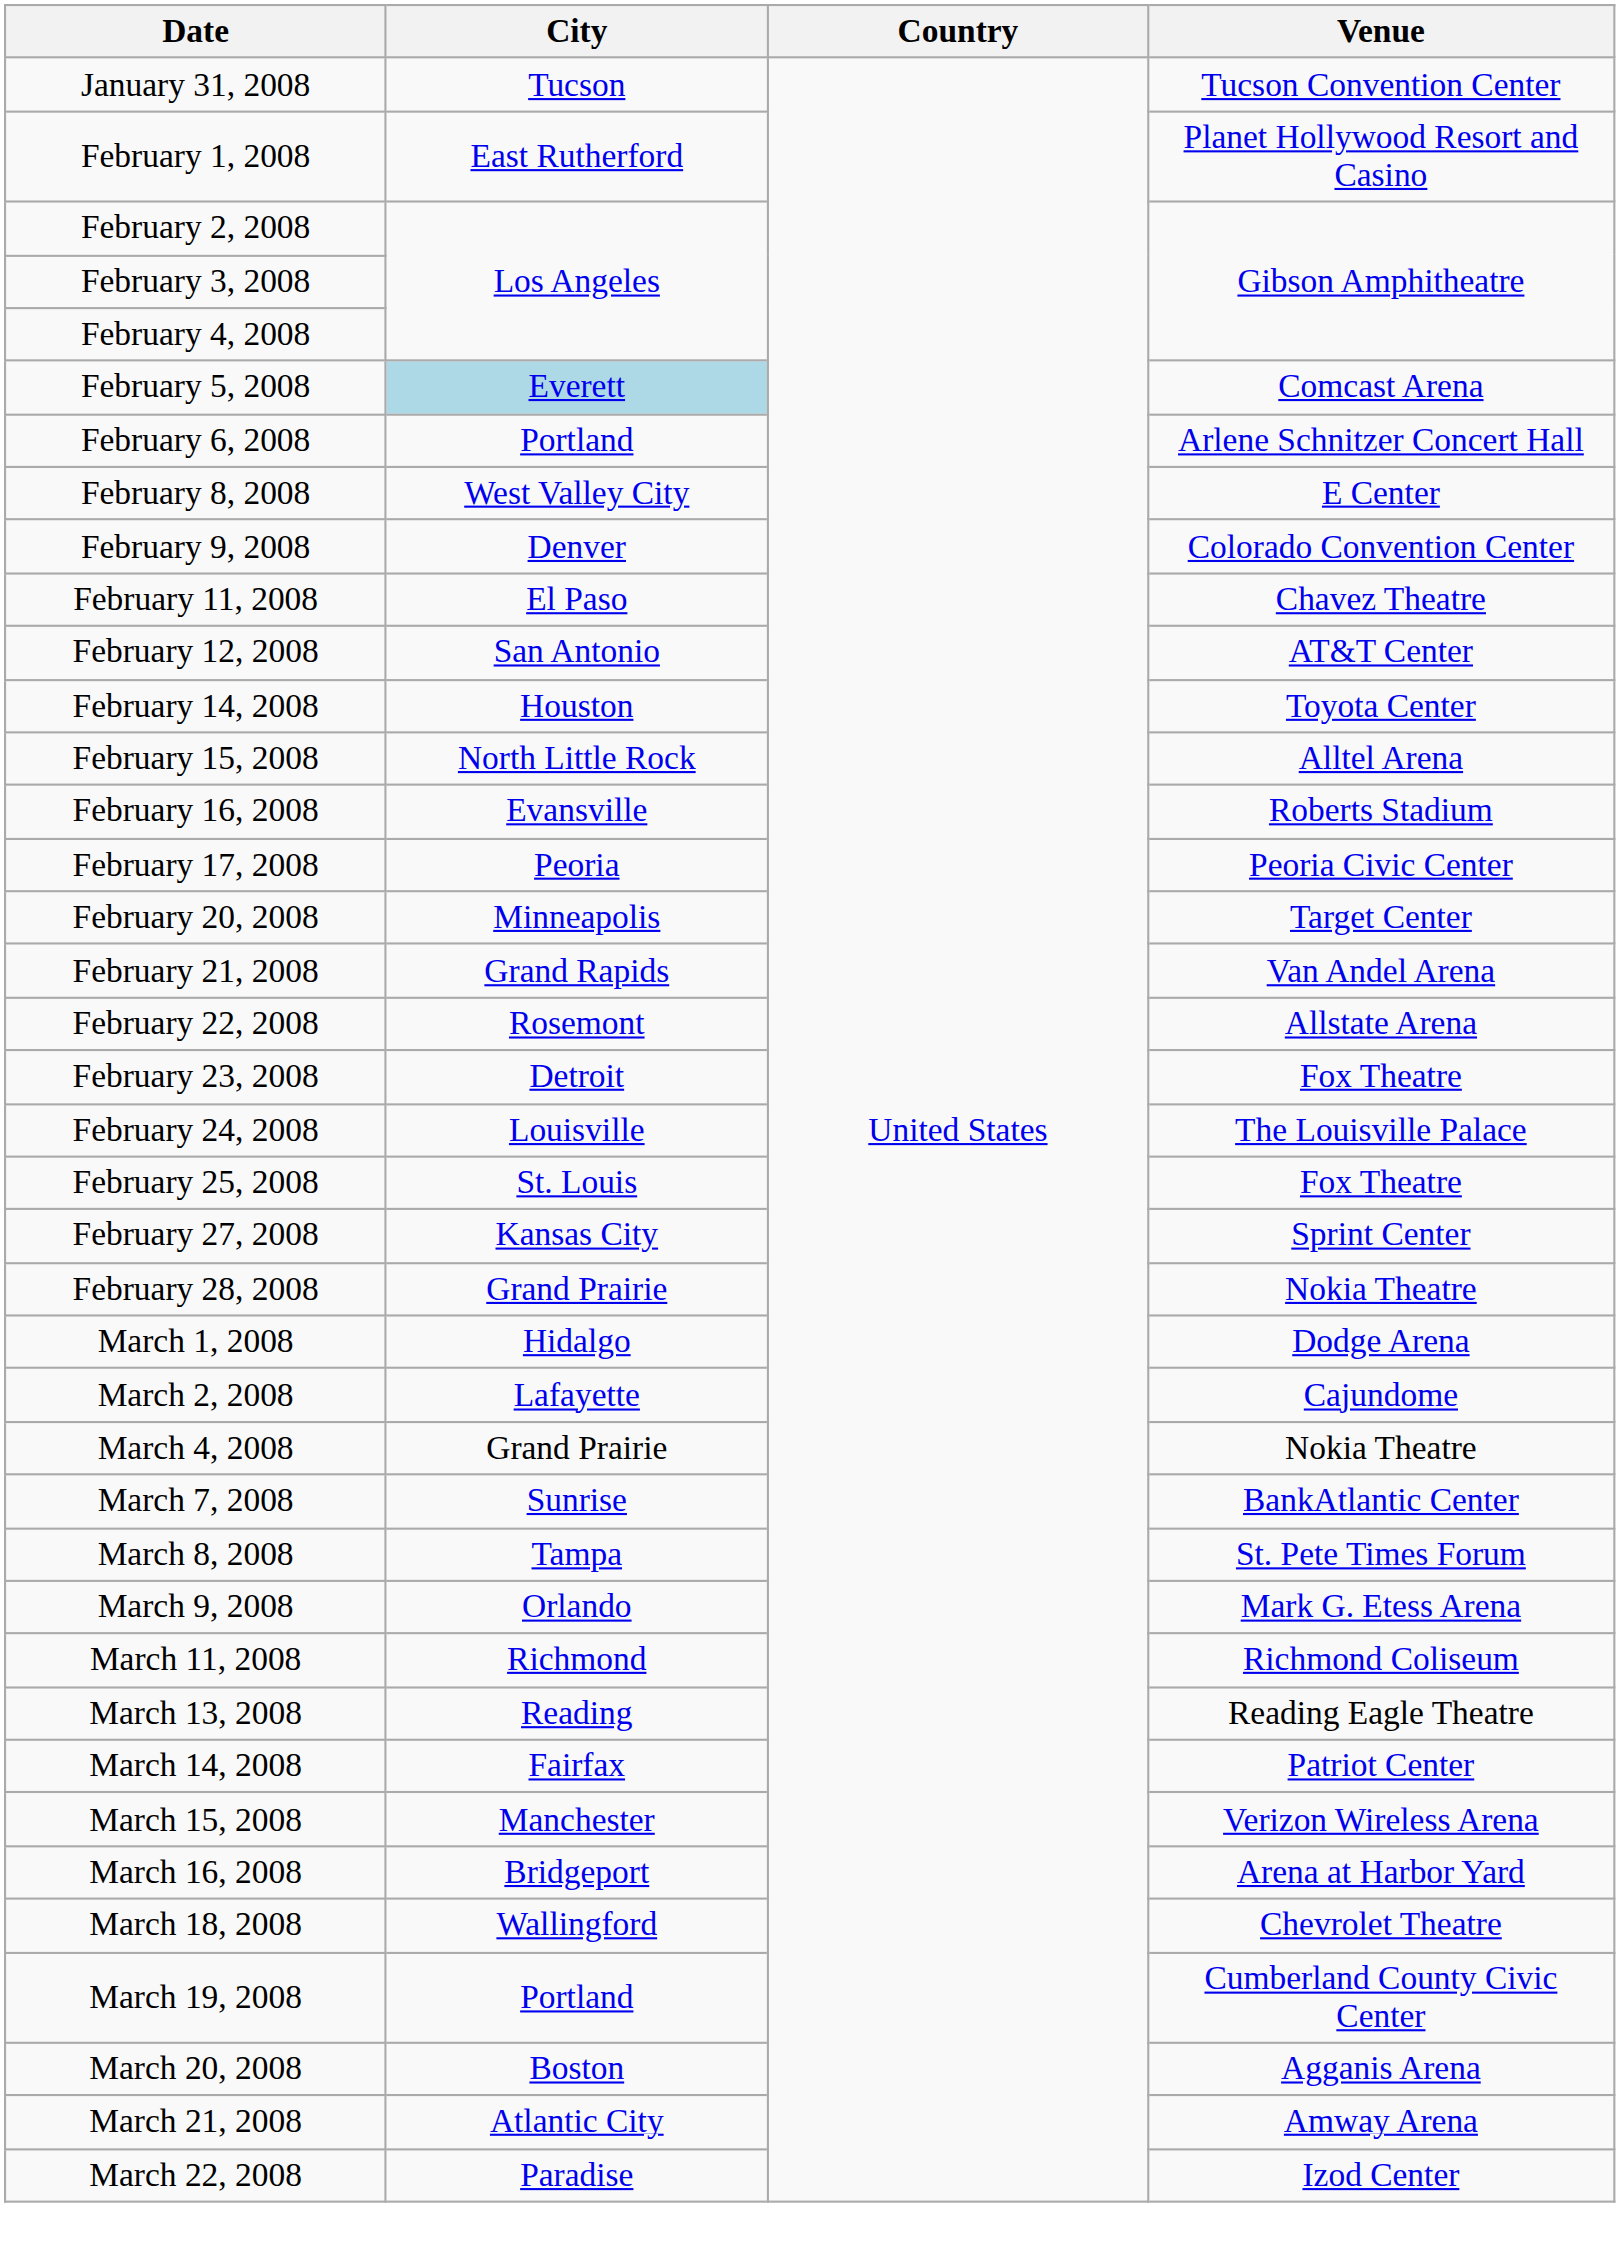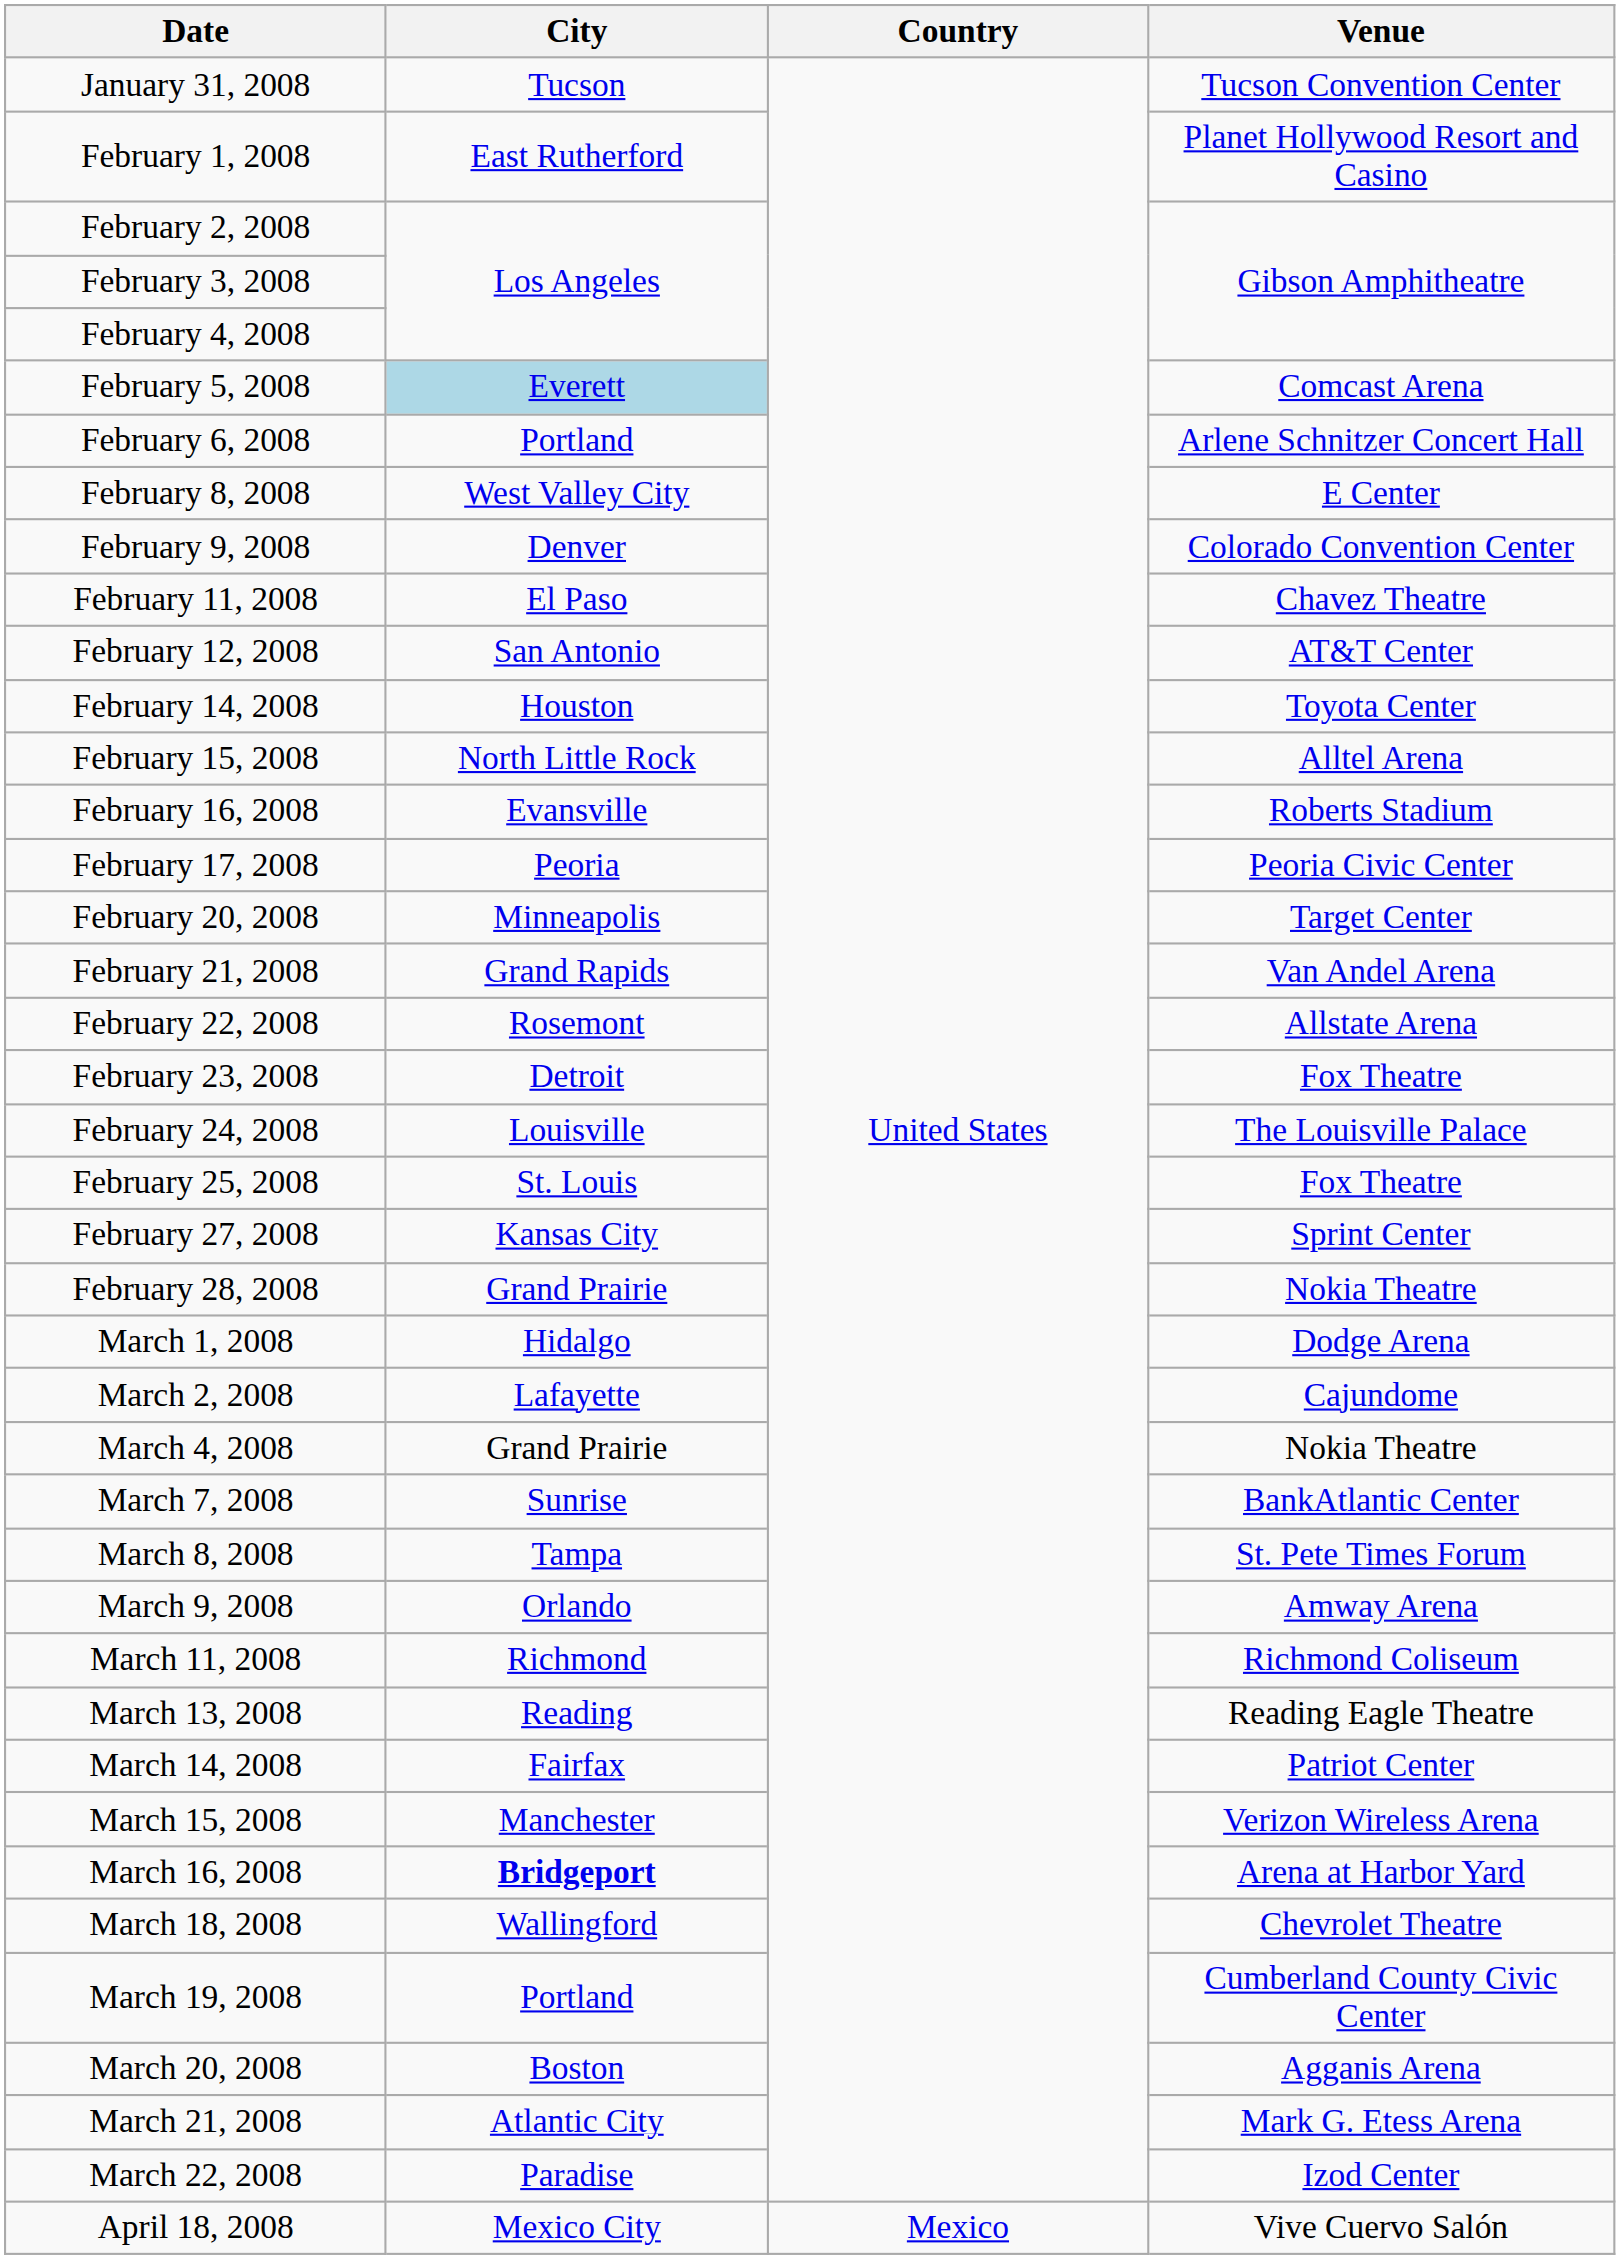(1381, 1606) Mark G. Etess Arena -> (1381, 1606) Amway Arena
(577, 1871) normal -> (577, 1871) bold
(1381, 2121) Amway Arena -> (1381, 2121) Mark G. Etess Arena
+ row: (196, 2227)
